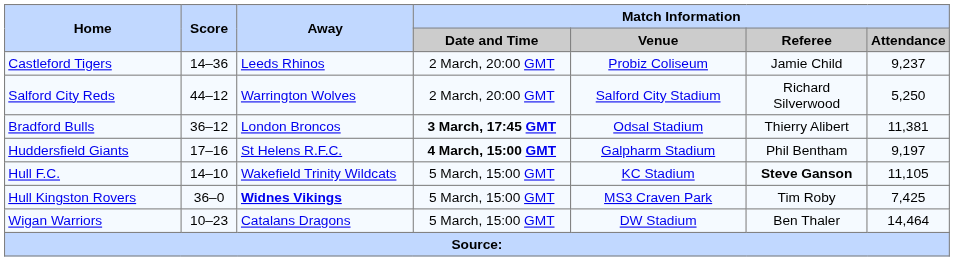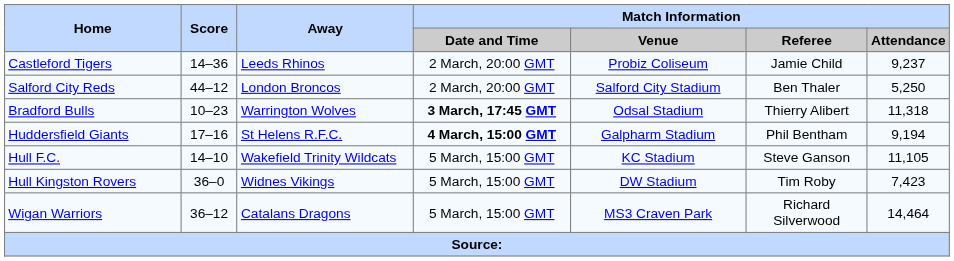(298, 95) Warrington Wolves -> (291, 87) London Broncos
(807, 95) Richard Silverwood -> (807, 87) Ben Thaler
(209, 127) 36–12 -> (209, 110) 10–23
(291, 127) London Broncos -> (298, 110) Warrington Wolves
(908, 127) 11,381 -> (908, 110) 11,318
(908, 150) 9,197 -> (908, 134) 9,194
(807, 174) bold -> (807, 158) normal
(291, 197) bold -> (288, 181) normal
(658, 197) MS3 Craven Park -> (658, 181) DW Stadium
(908, 197) 7,425 -> (908, 181) 7,423
(209, 221) 10–23 -> (209, 213) 36–12
(658, 221) DW Stadium -> (658, 213) MS3 Craven Park
(807, 221) Ben Thaler -> (807, 213) Richard Silverwood
